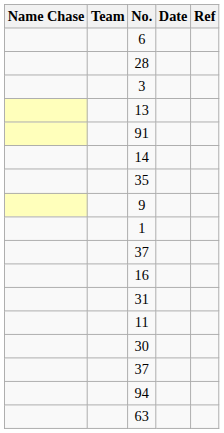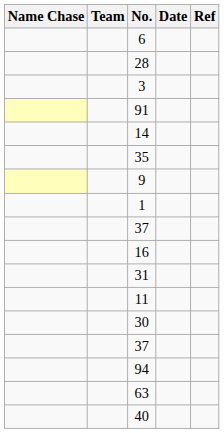- row: (46, 111)
+ row: (46, 417)
